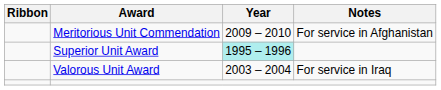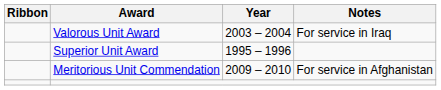rows swapped: (106, 70) <-> (137, 32)
(258, 51) paleturquoise background -> (258, 51) no background
